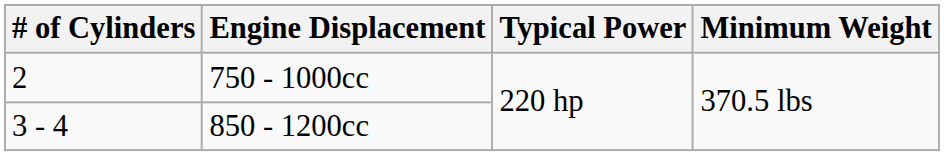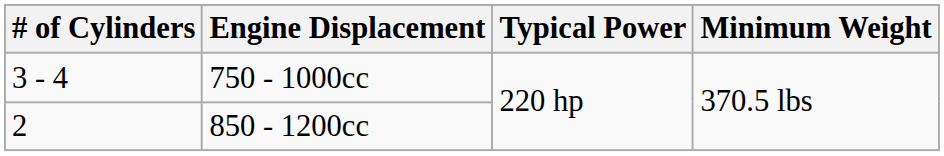(20, 77) 2 -> (40, 77) 3 - 4
(40, 125) 3 - 4 -> (20, 125) 2
